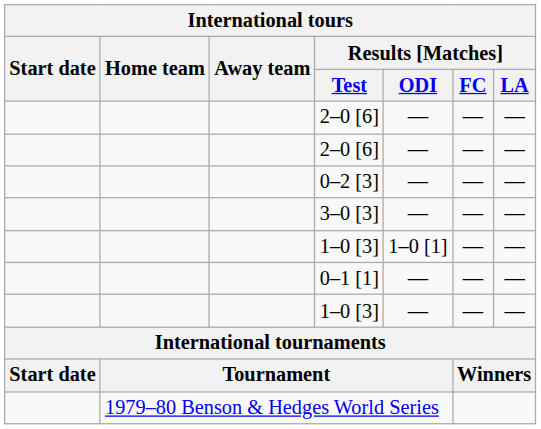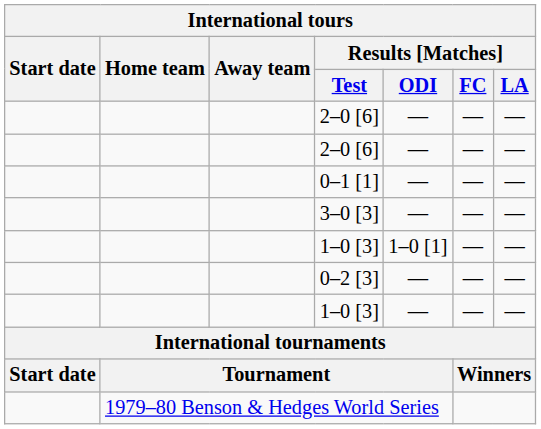rows swapped: (155, 182) <-> (155, 279)
